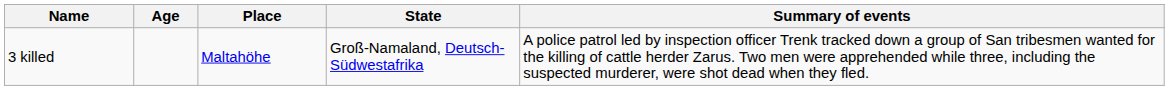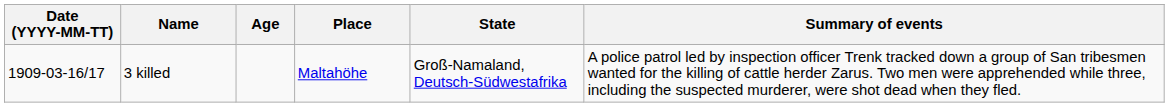+ column: (62, 24)
